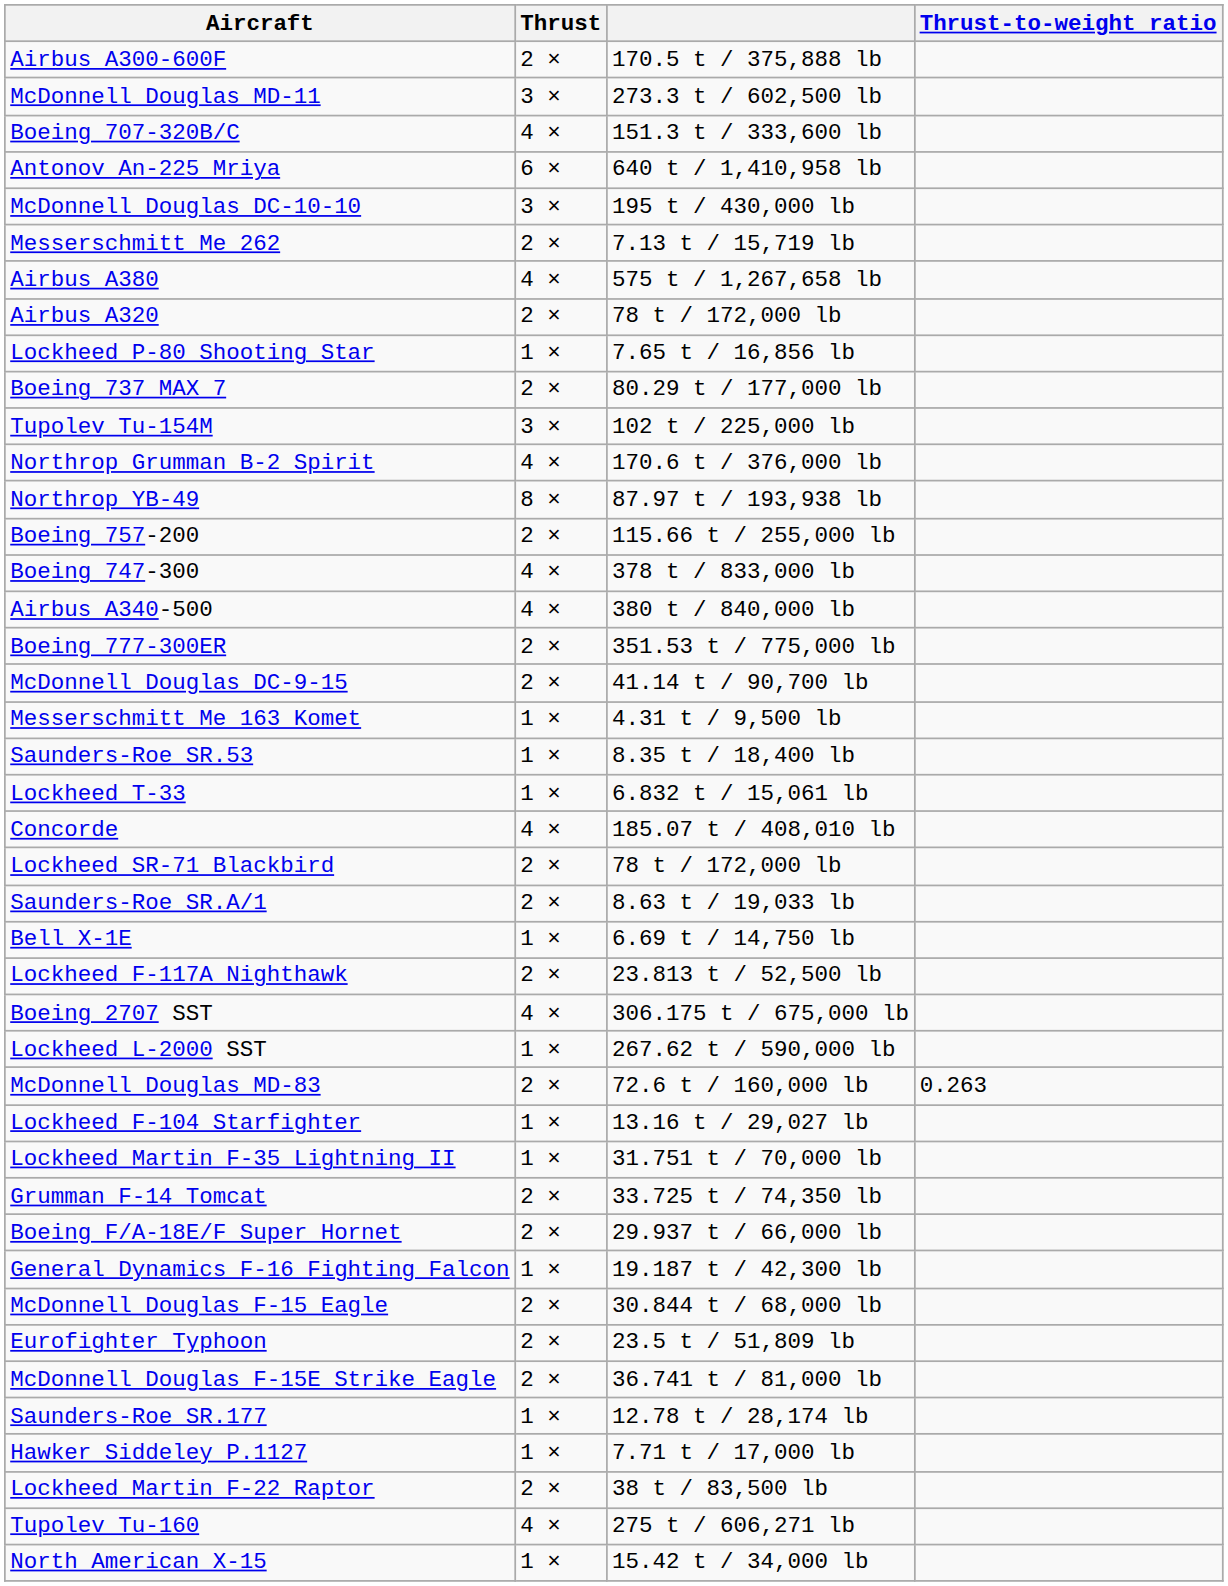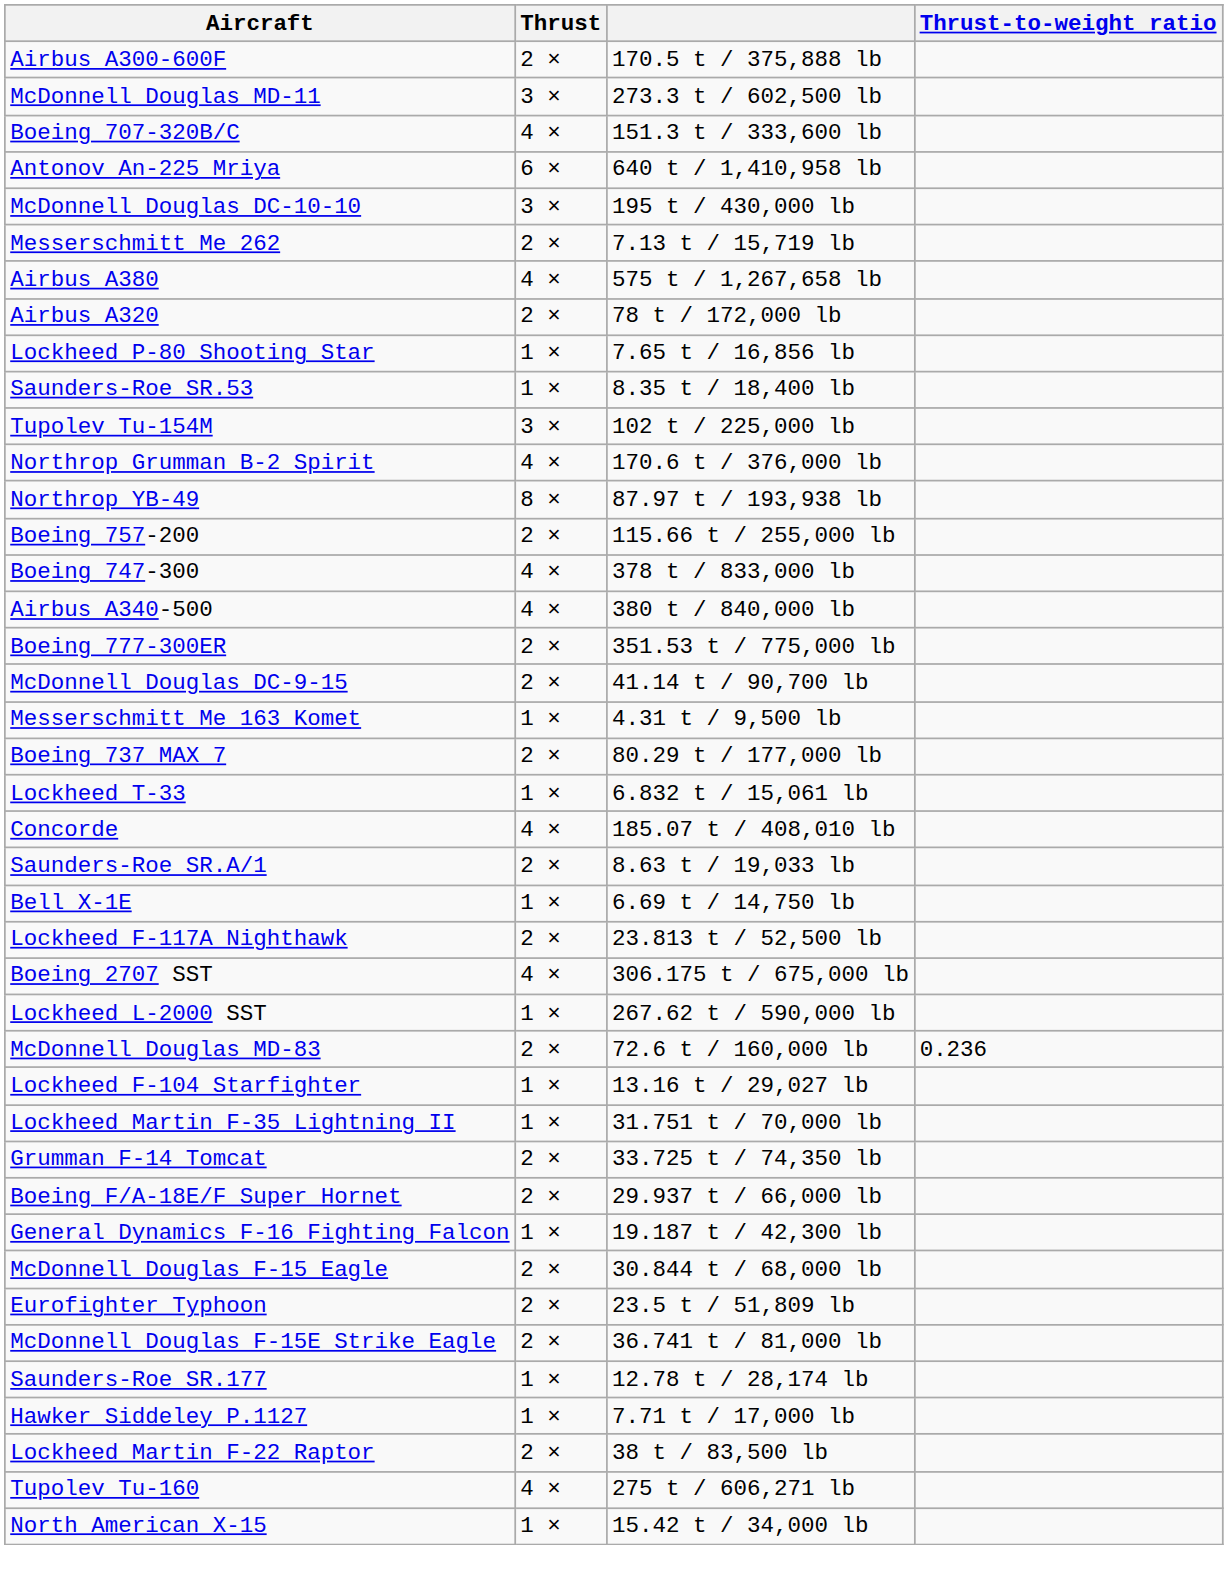rows swapped: (118, 390) <-> (132, 756)
- row: (172, 866)
(953, 1086) 0.263 -> (953, 1050) 0.236
